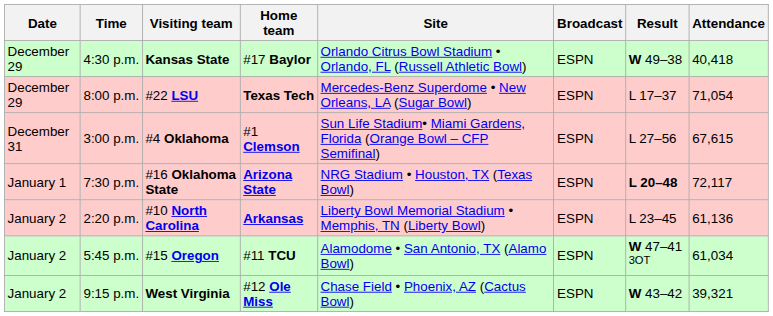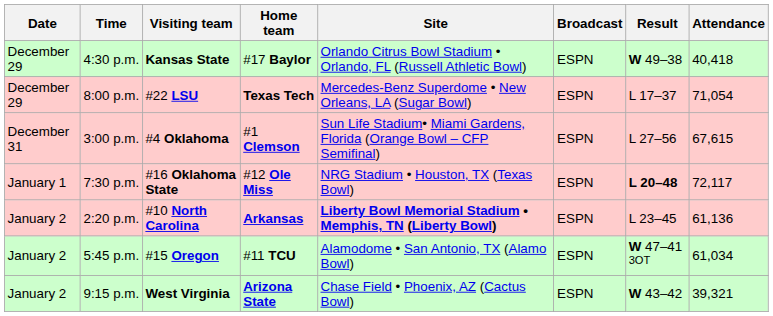(268, 182) Arizona State -> (267, 182) #12 Ole Miss
(417, 218) normal -> (424, 218) bold
(267, 293) #12 Ole Miss -> (268, 293) Arizona State
